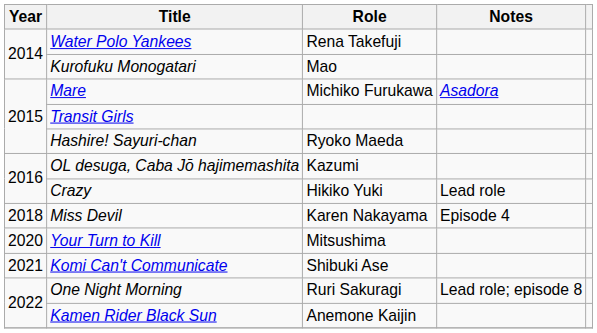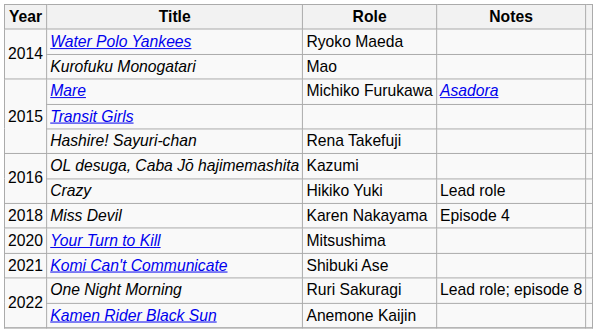(354, 41) Rena Takefuji -> (355, 41) Ryoko Maeda
(355, 141) Ryoko Maeda -> (354, 141) Rena Takefuji
